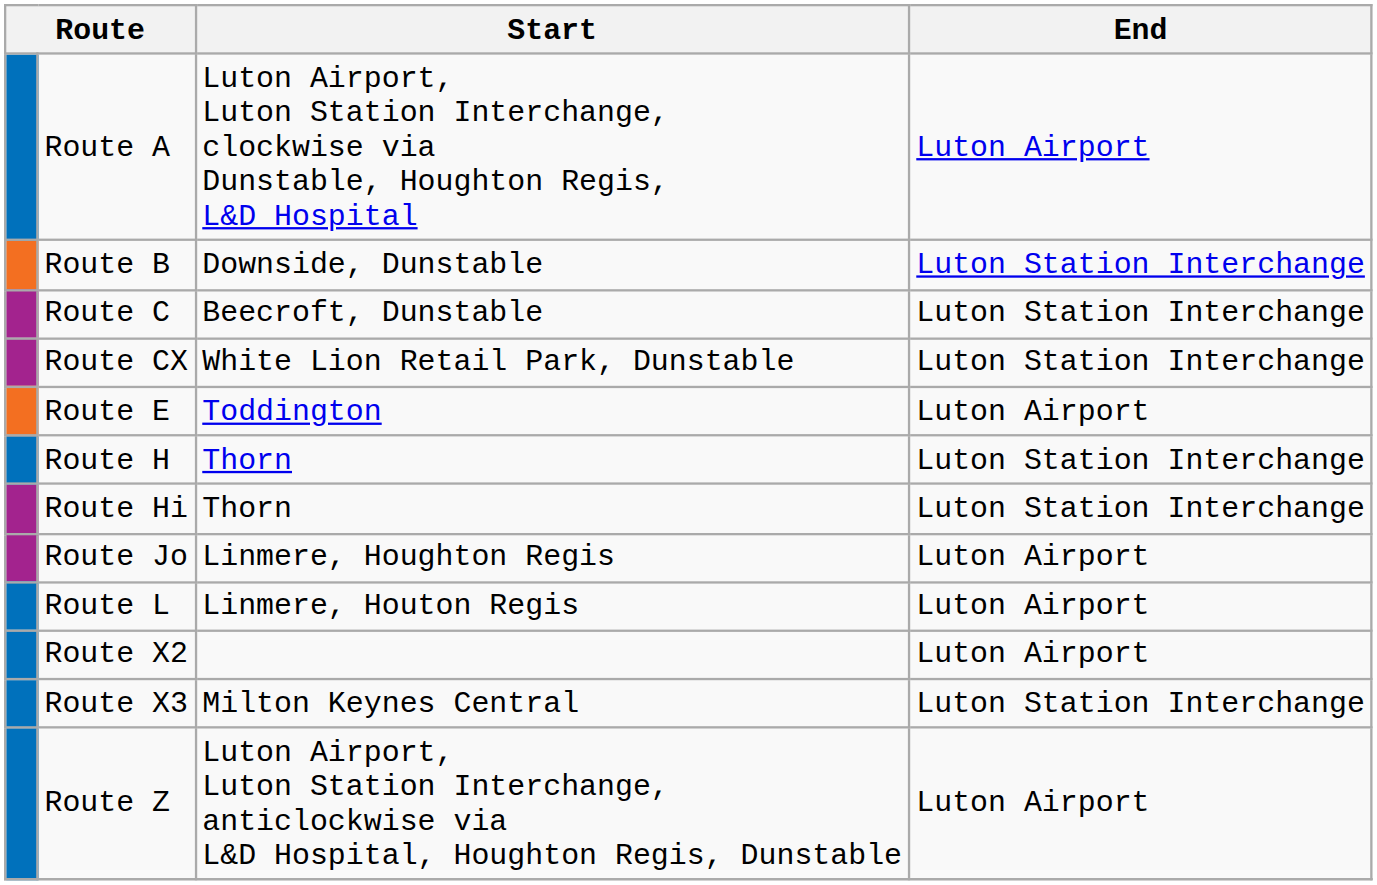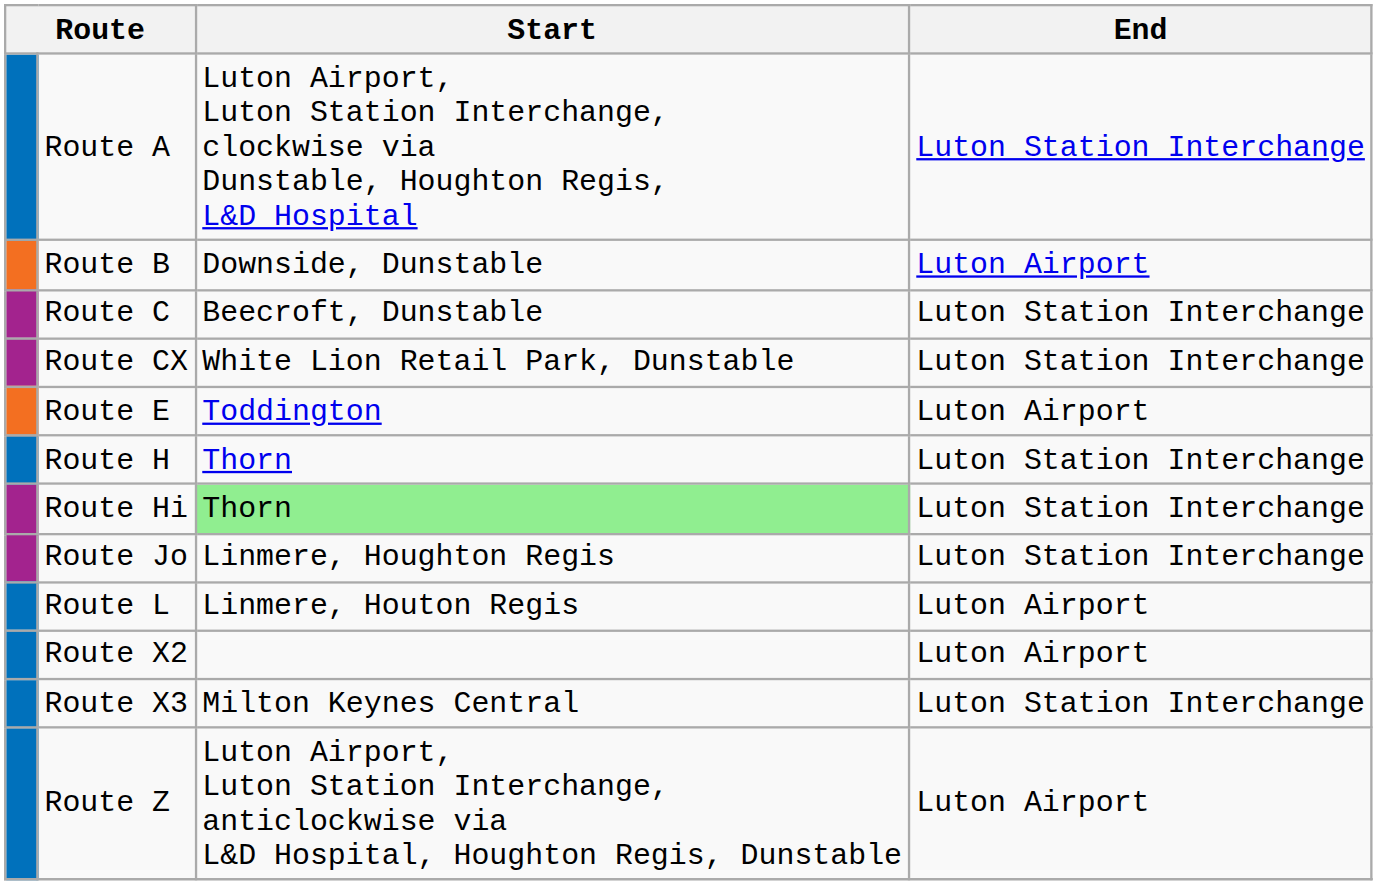(1033, 147) Luton Airport -> (1141, 147) Luton Station Interchange
(1141, 265) Luton Station Interchange -> (1033, 265) Luton Airport
(247, 509) no background -> (247, 509) lightgreen background
(1033, 557) Luton Airport -> (1141, 557) Luton Station Interchange
